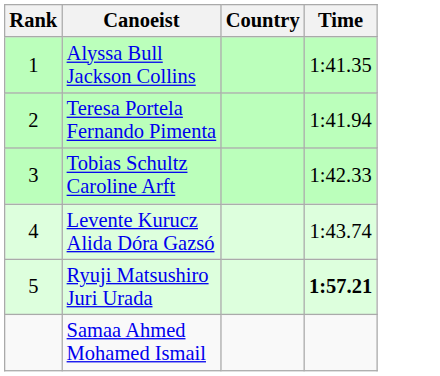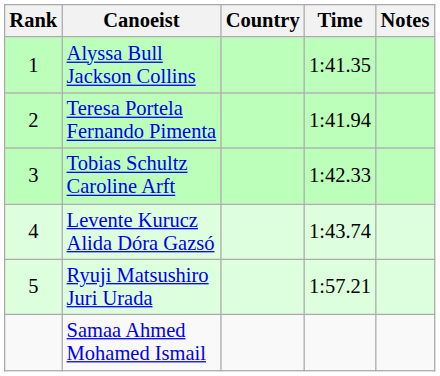+ column: (405, 20)
(341, 286) bold -> (340, 286) normal
